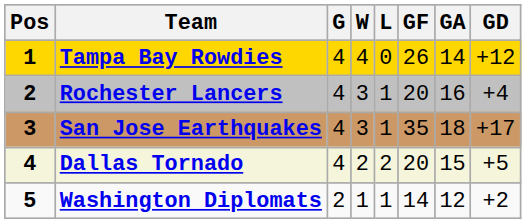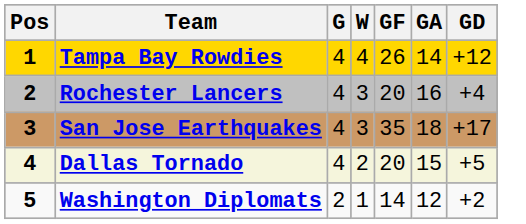- column: (386, 23)
